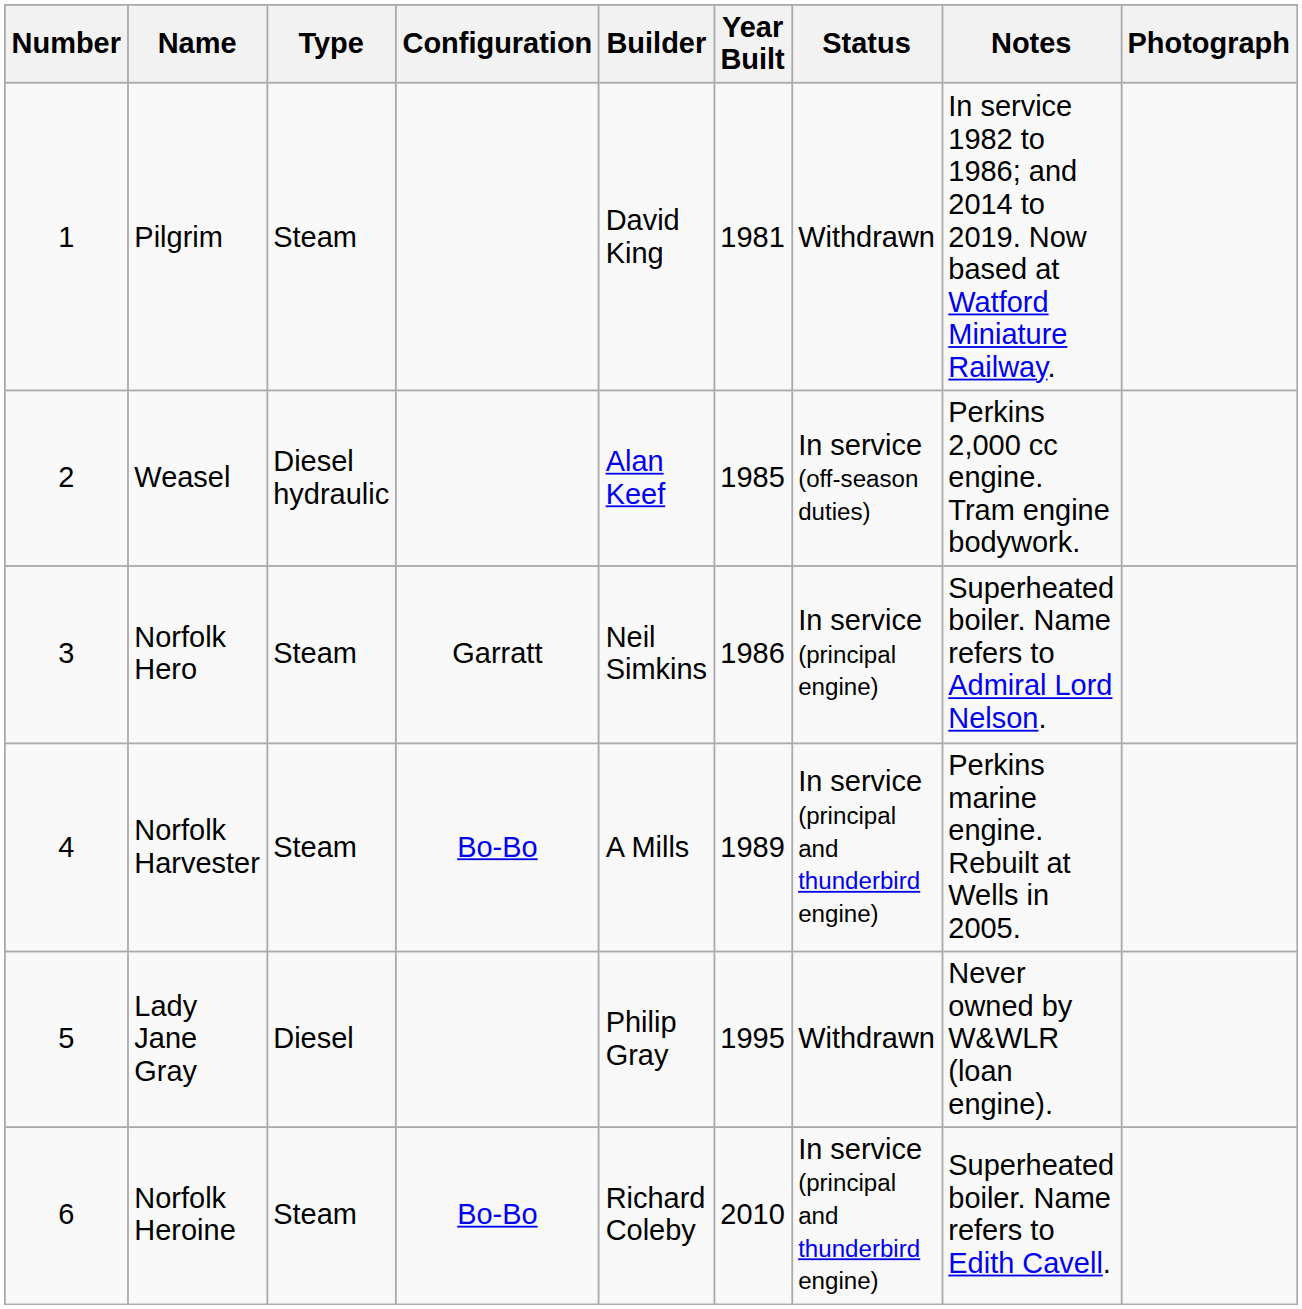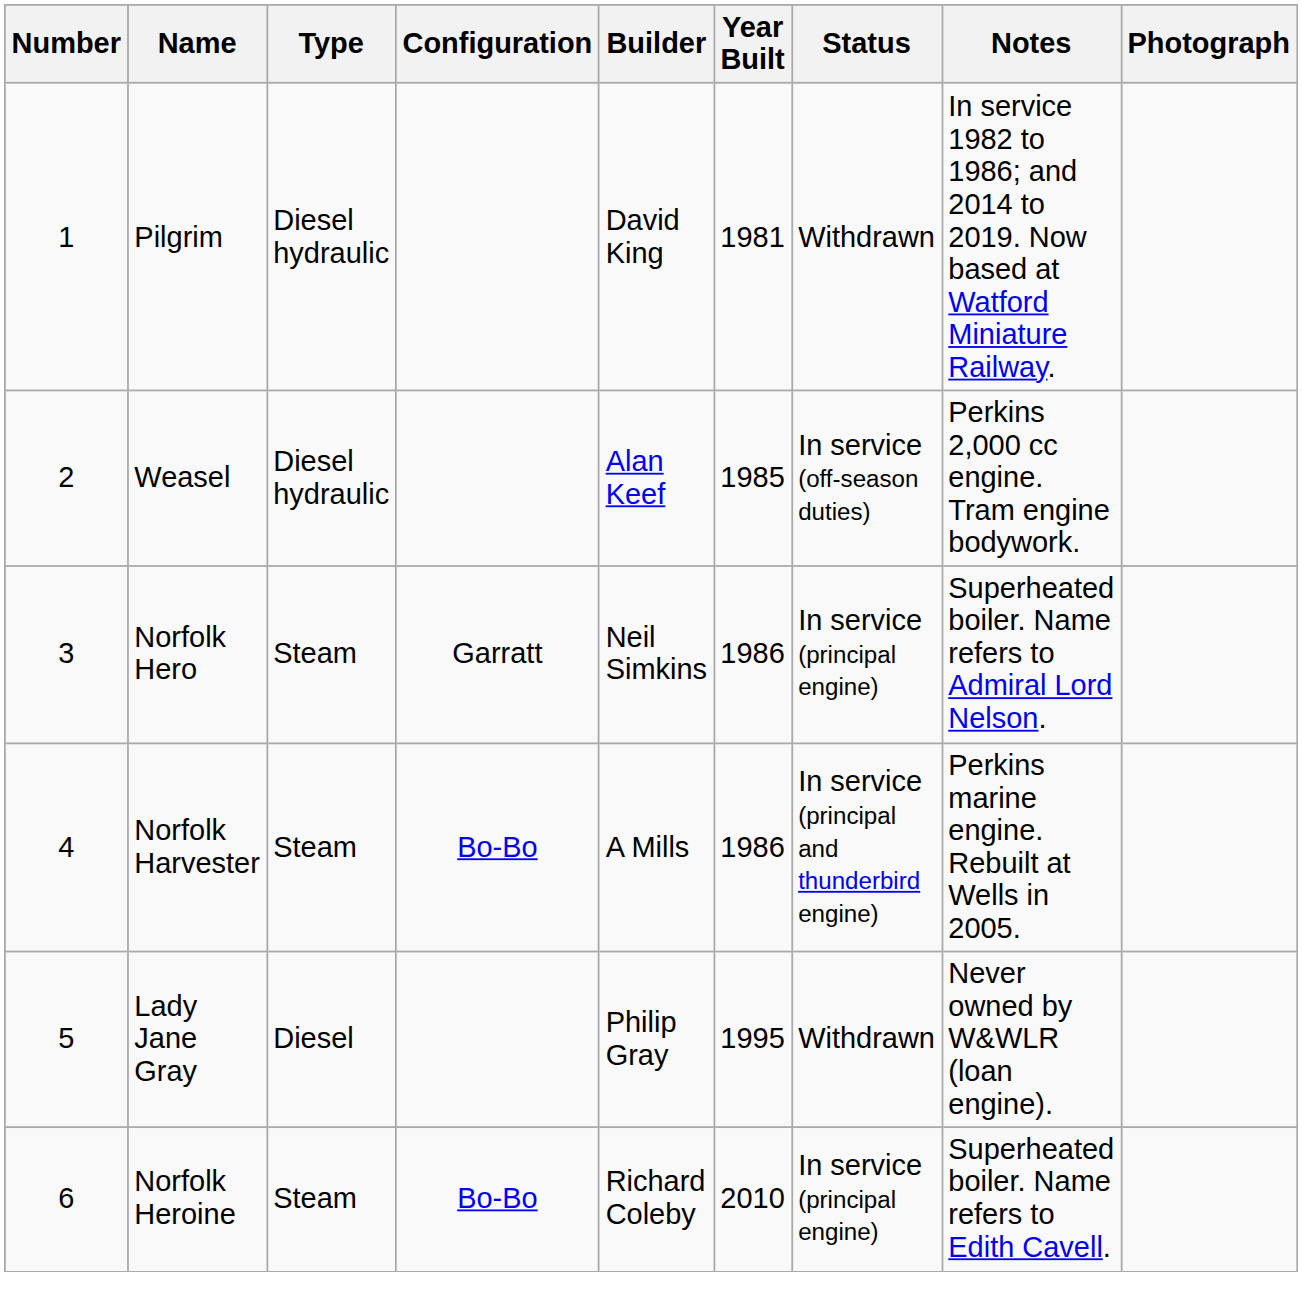(315, 236) Steam -> (331, 236) Diesel hydraulic
(753, 846) 1989 -> (753, 846) 1986
(860, 1215) In service (principal and thunderbird engine) -> (860, 1198) In service (principal engine)
